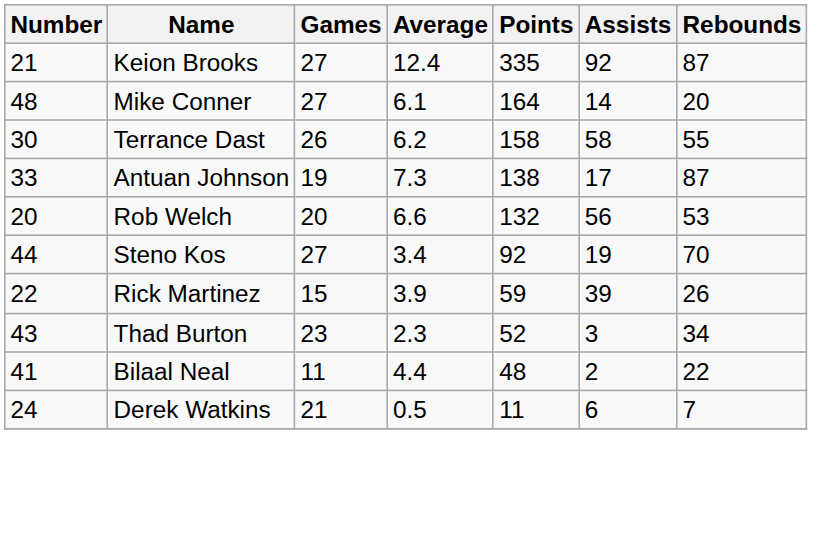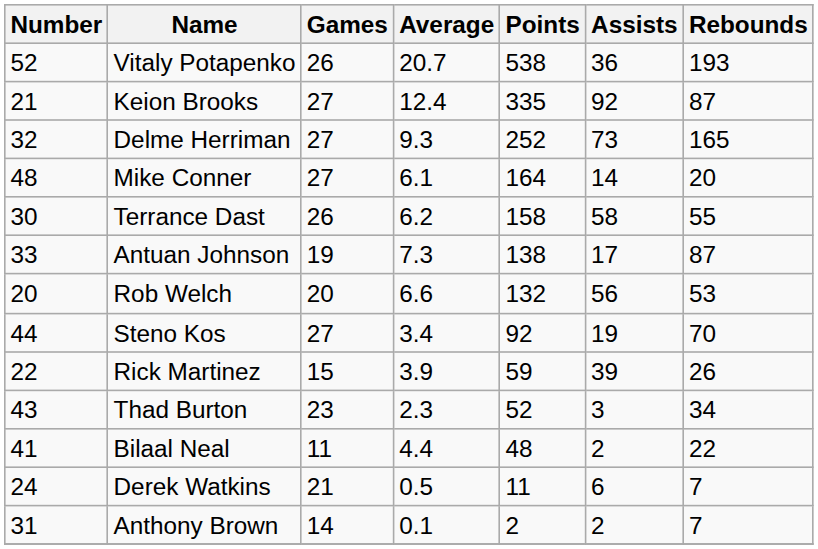+ row: (205, 63)
+ row: (202, 140)
+ row: (196, 525)
